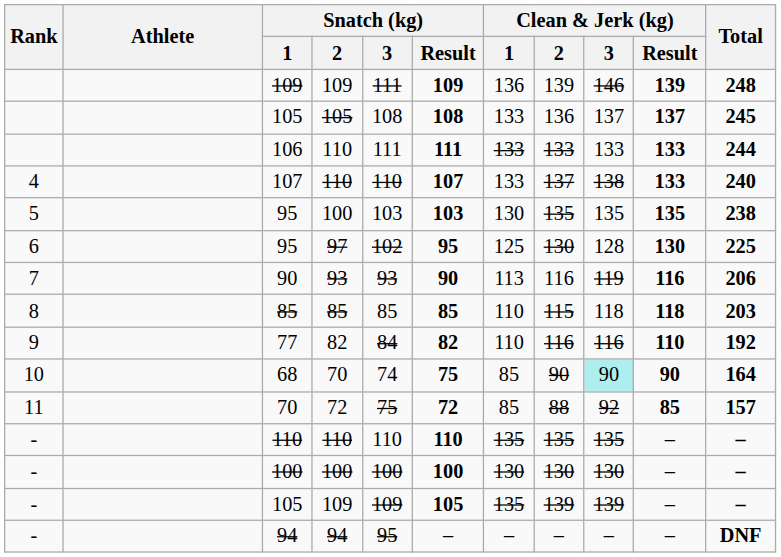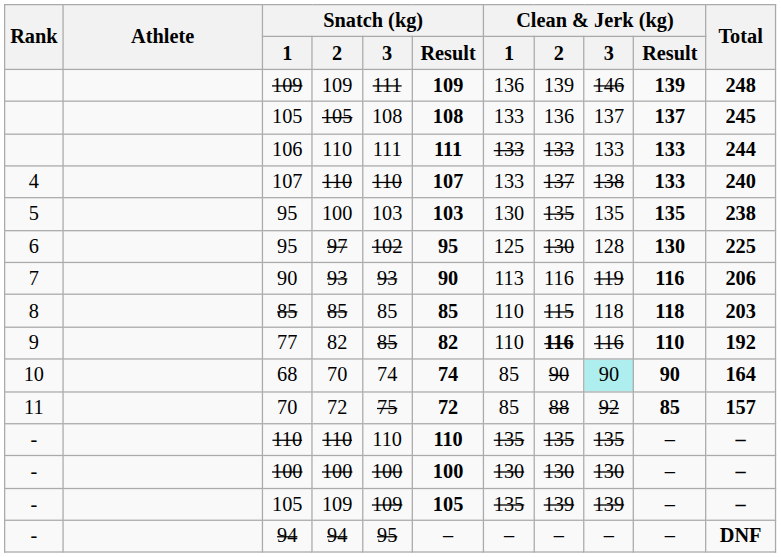(387, 342) 84 -> (387, 342) 85
(559, 342) normal -> (559, 342) bold
(448, 375) 75 -> (448, 375) 74
